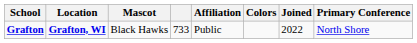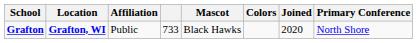columns swapped: (218, 13) <-> (139, 13)
(292, 30) 2022 -> (292, 30) 2020
